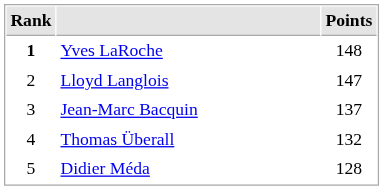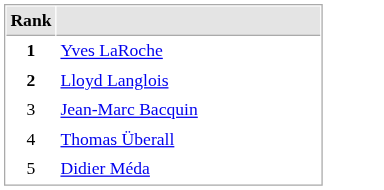- column: (349, 20)
(31, 80) normal -> (31, 80) bold
